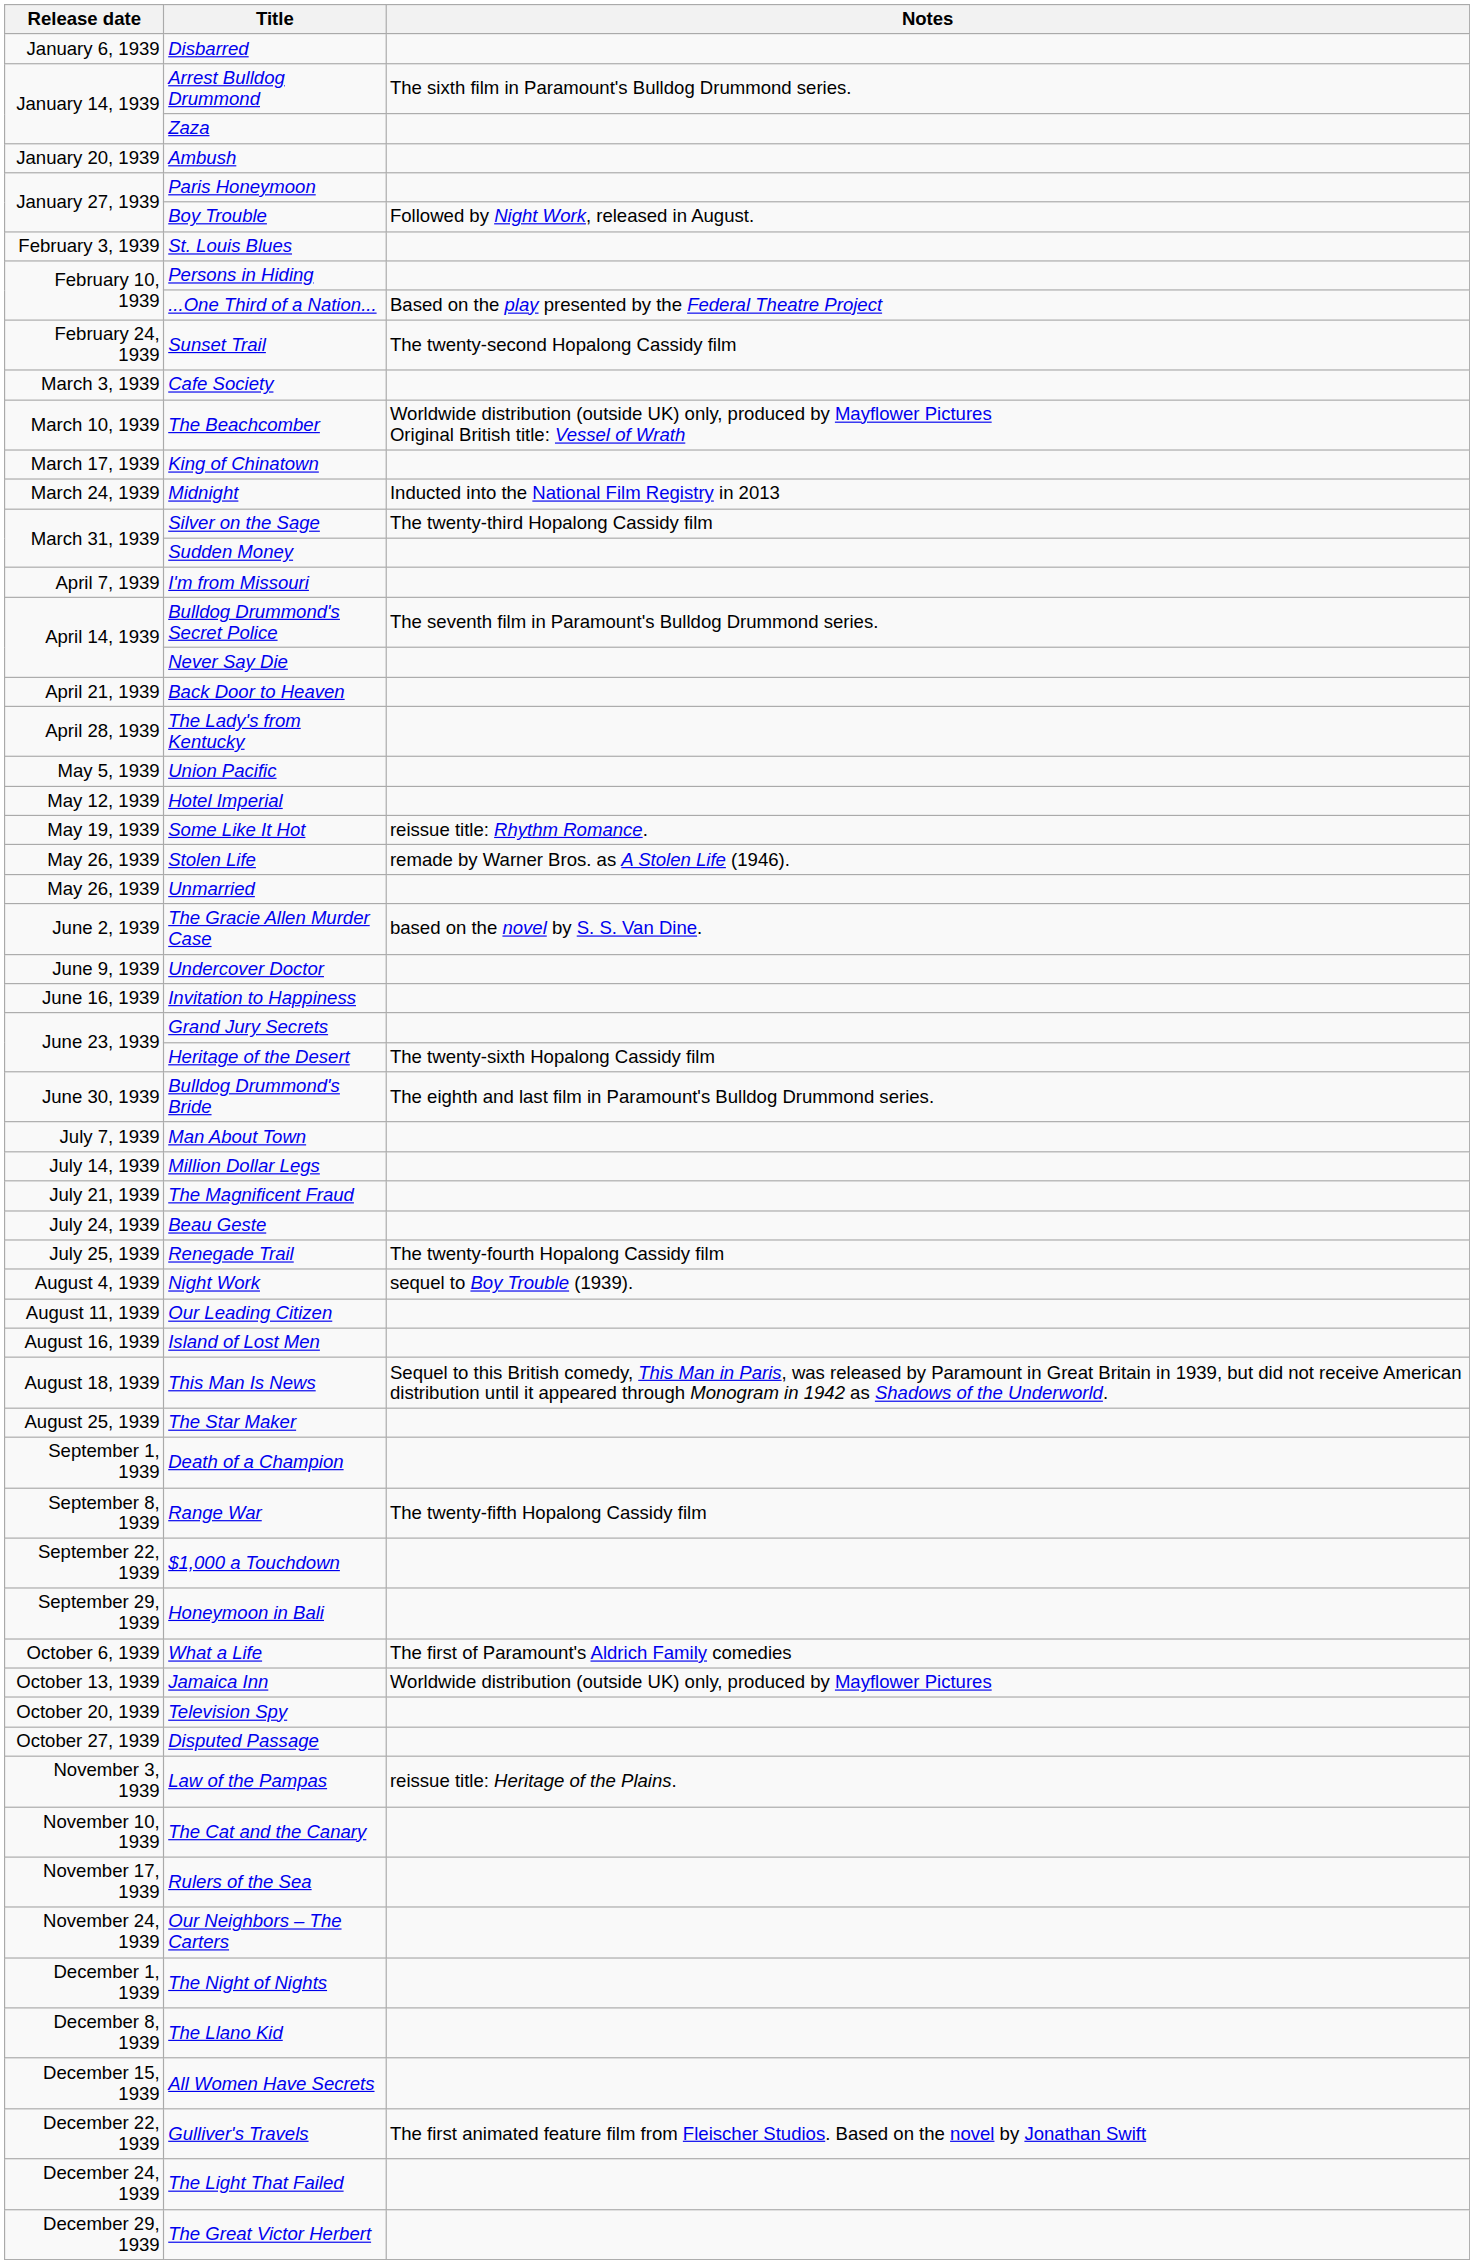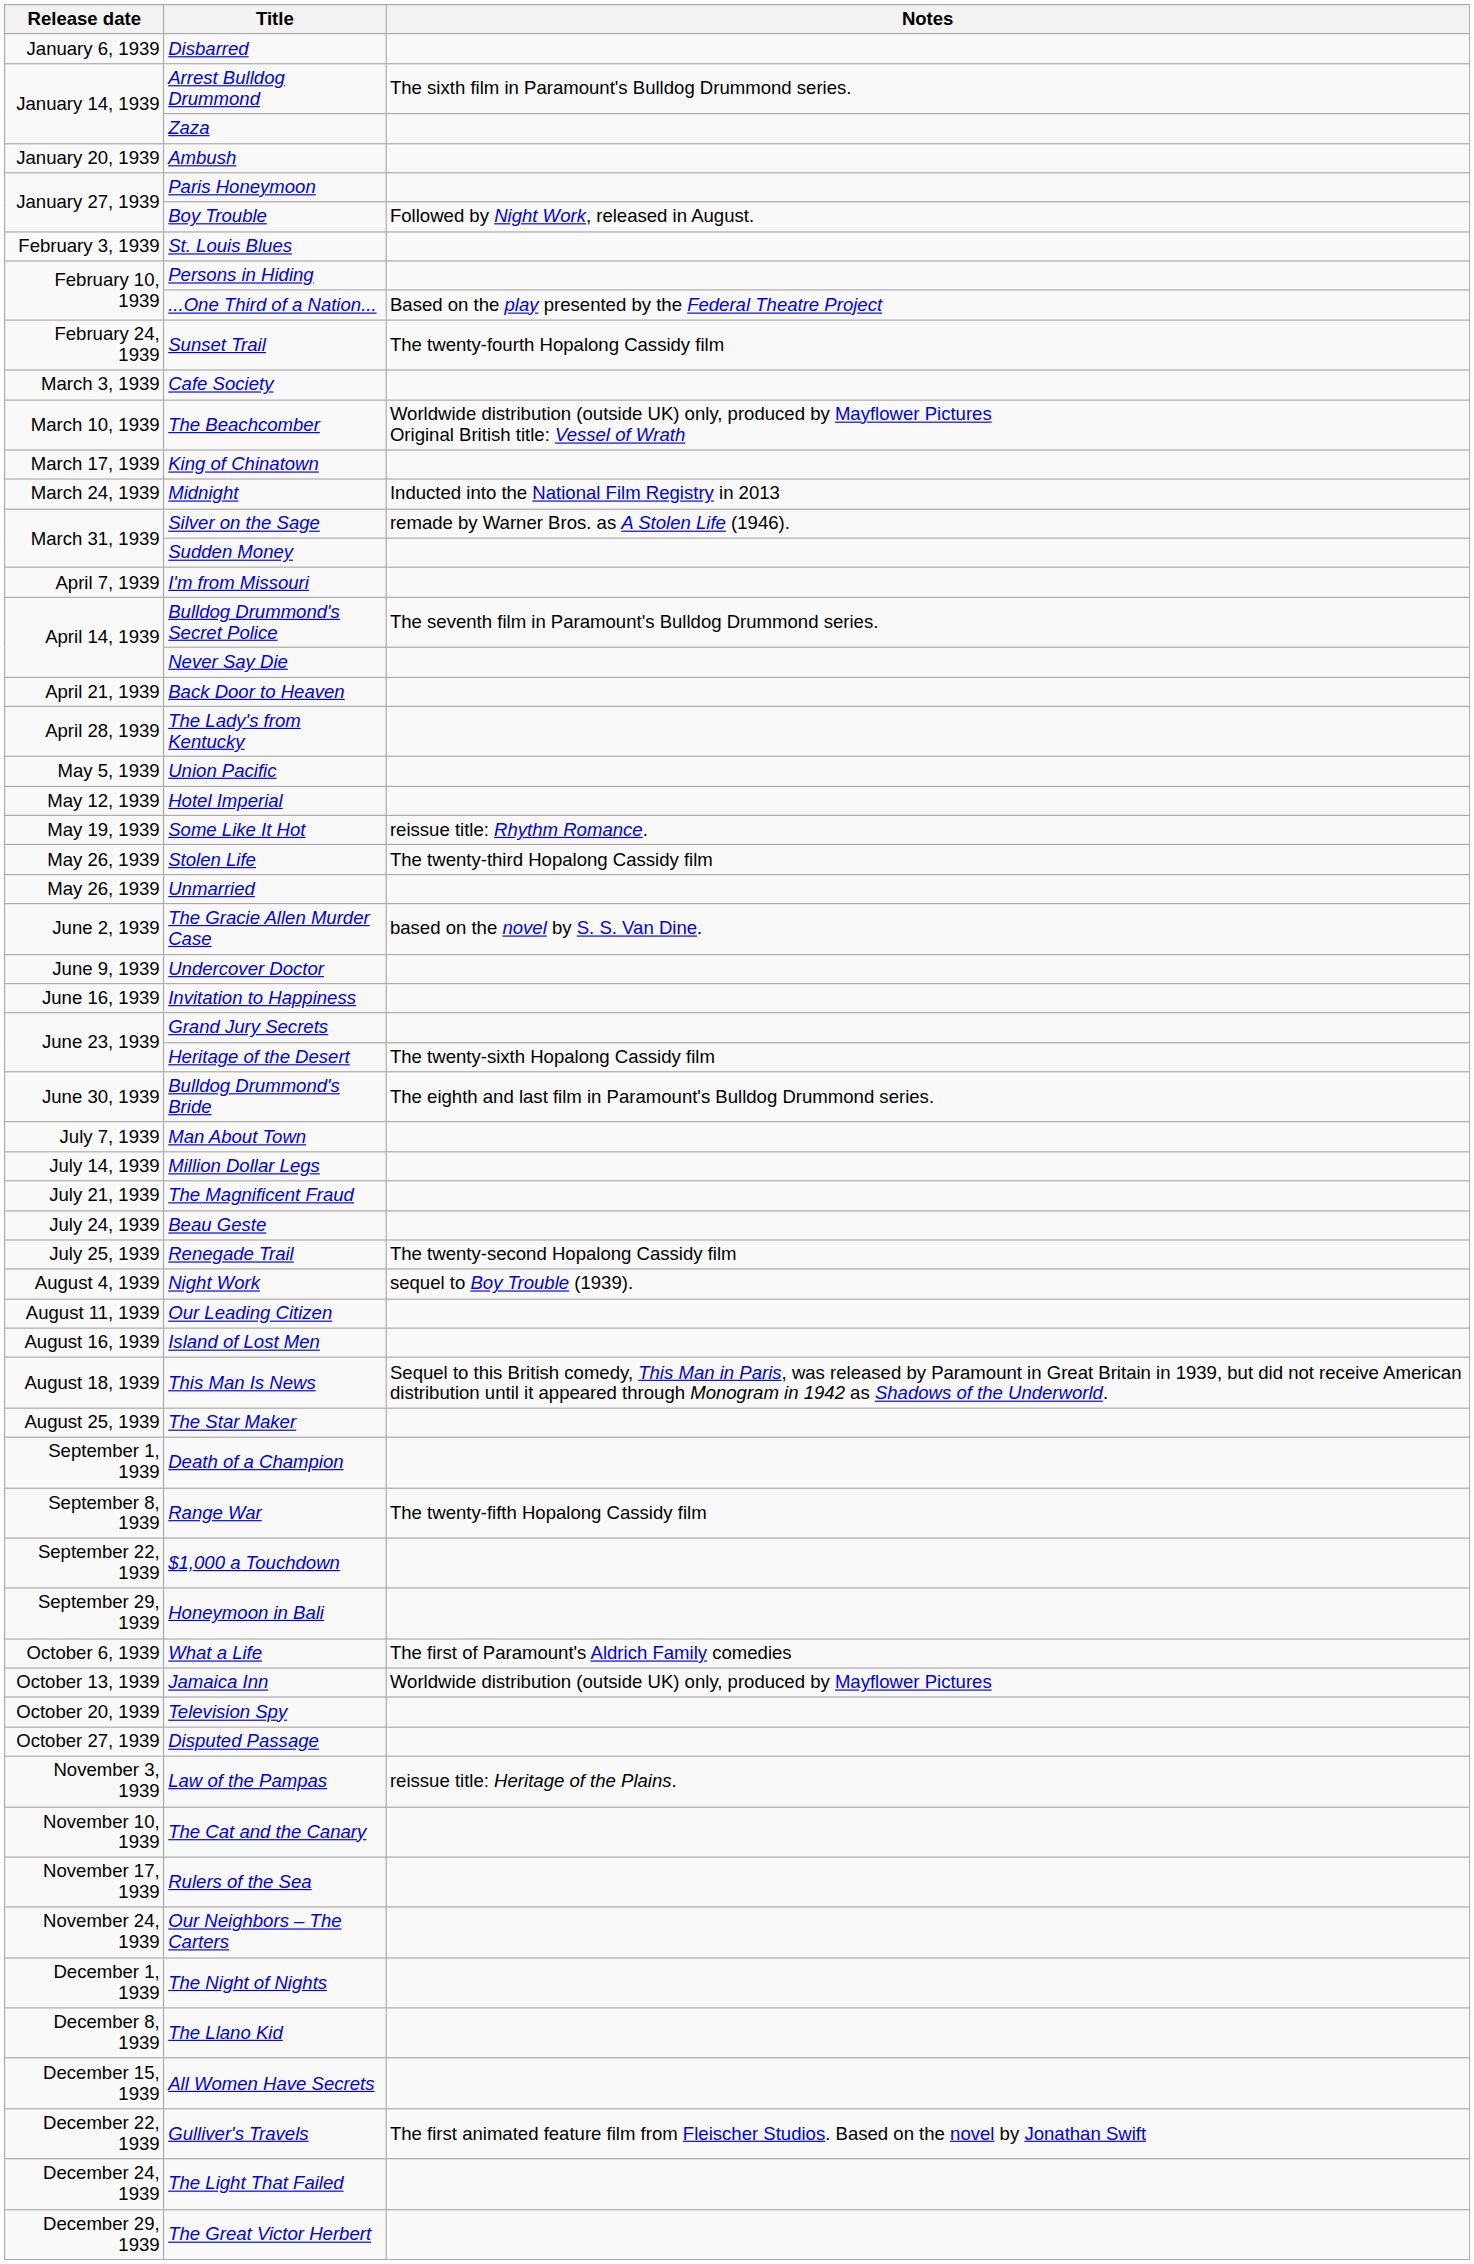(563, 344) The twenty-second Hopalong Cassidy film -> (557, 344) The twenty-fourth Hopalong Cassidy film
(551, 523) The twenty-third Hopalong Cassidy film -> (590, 523) remade by Warner Bros. as A Stolen Life (1946).
(590, 859) remade by Warner Bros. as A Stolen Life (1946). -> (551, 859) The twenty-third Hopalong Cassidy film
(557, 1254) The twenty-fourth Hopalong Cassidy film -> (563, 1254) The twenty-second Hopalong Cassidy film
